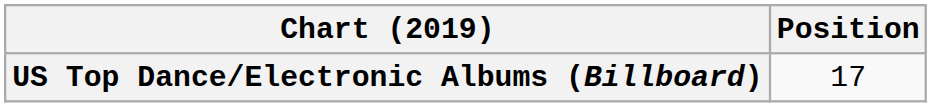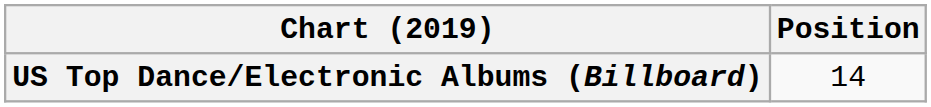(848, 78) 17 -> (848, 78) 14
